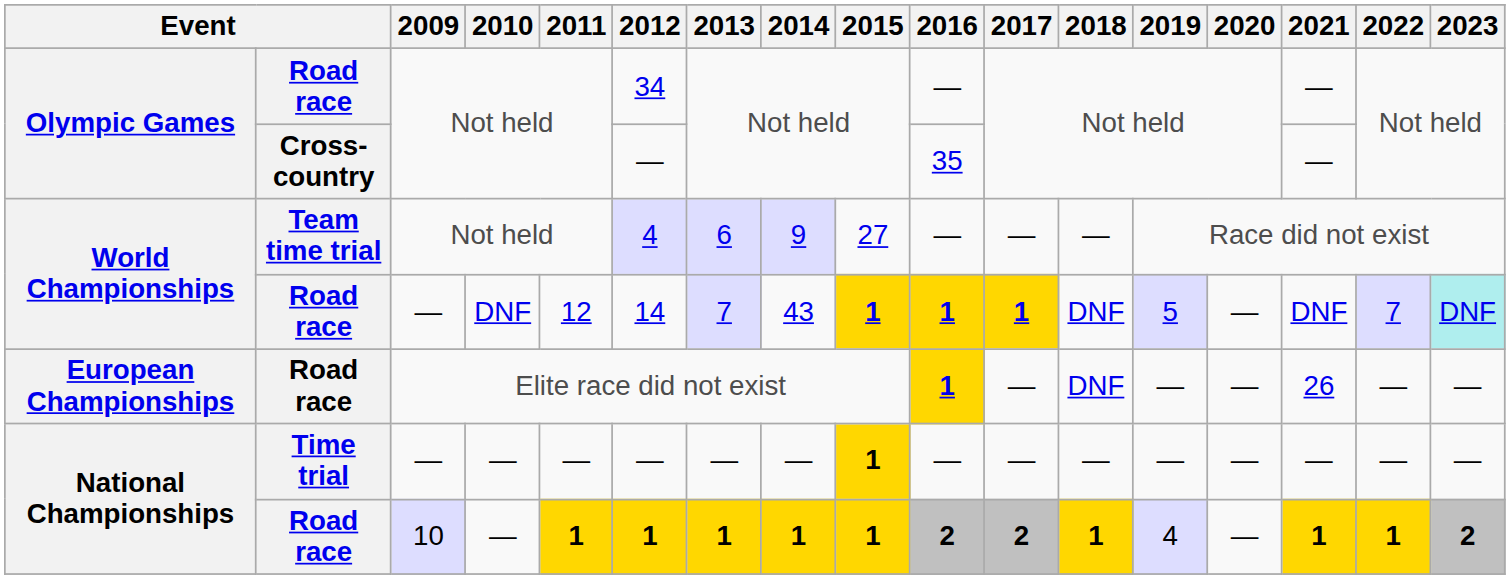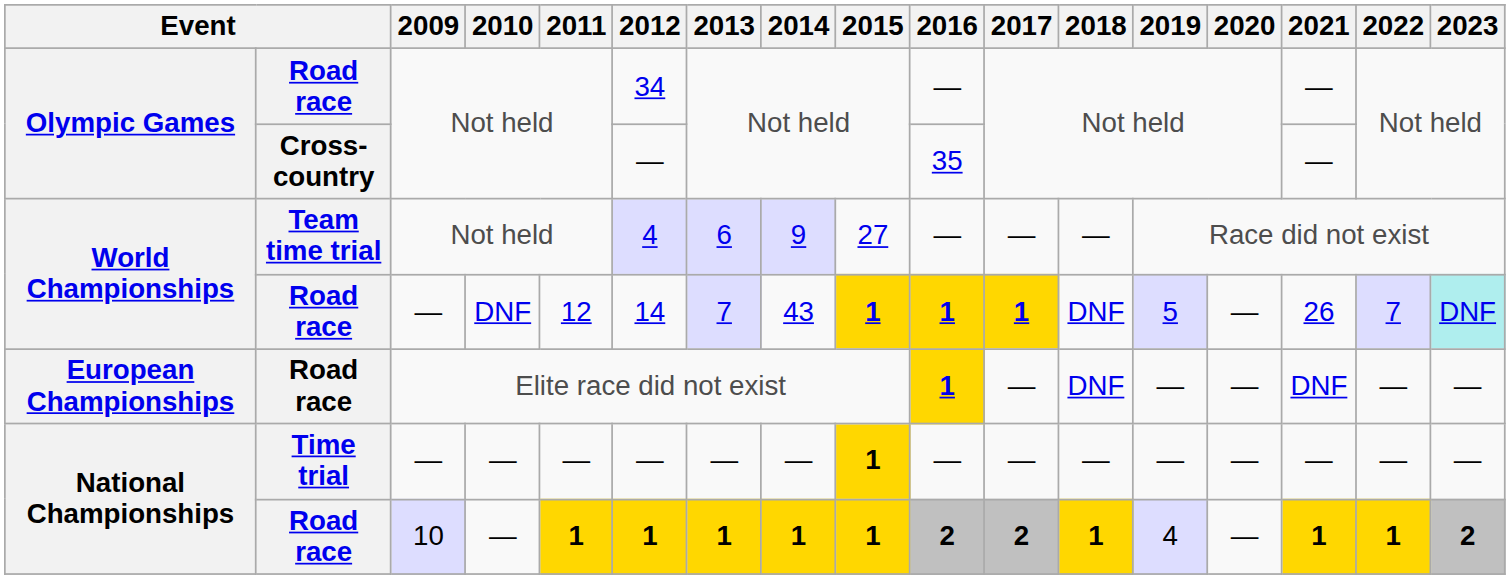(1319, 311) DNF -> (1319, 311) 26
(1319, 386) 26 -> (1319, 386) DNF
